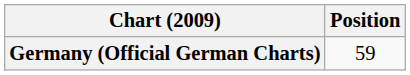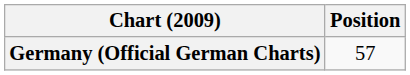(365, 53) 59 -> (365, 53) 57
